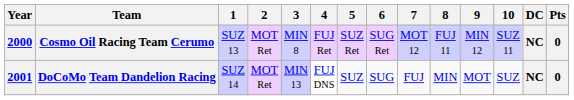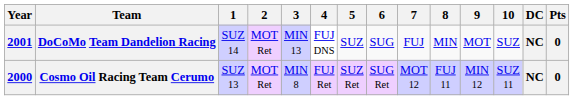rows swapped: (127, 42) <-> (127, 77)
